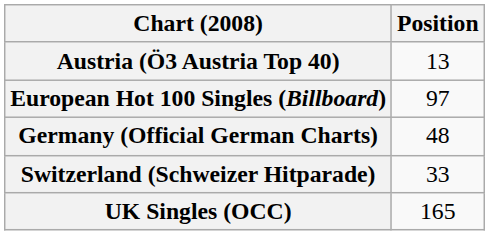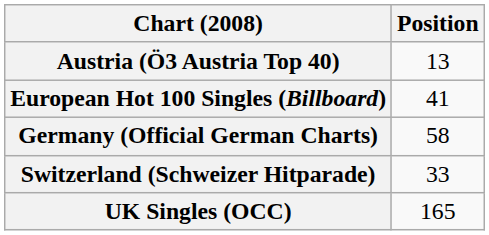(438, 98) 97 -> (438, 98) 41
(438, 135) 48 -> (438, 135) 58
